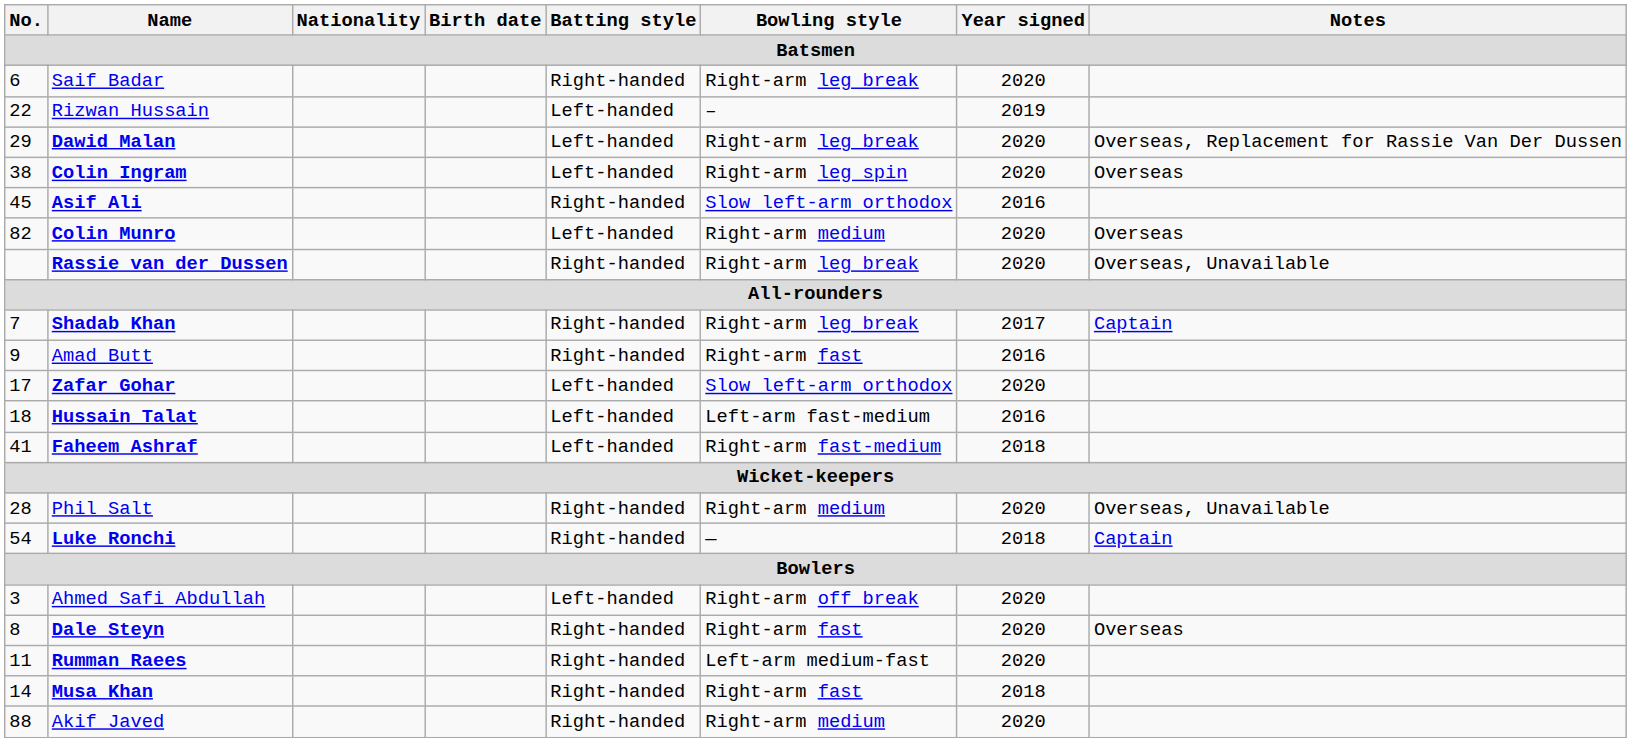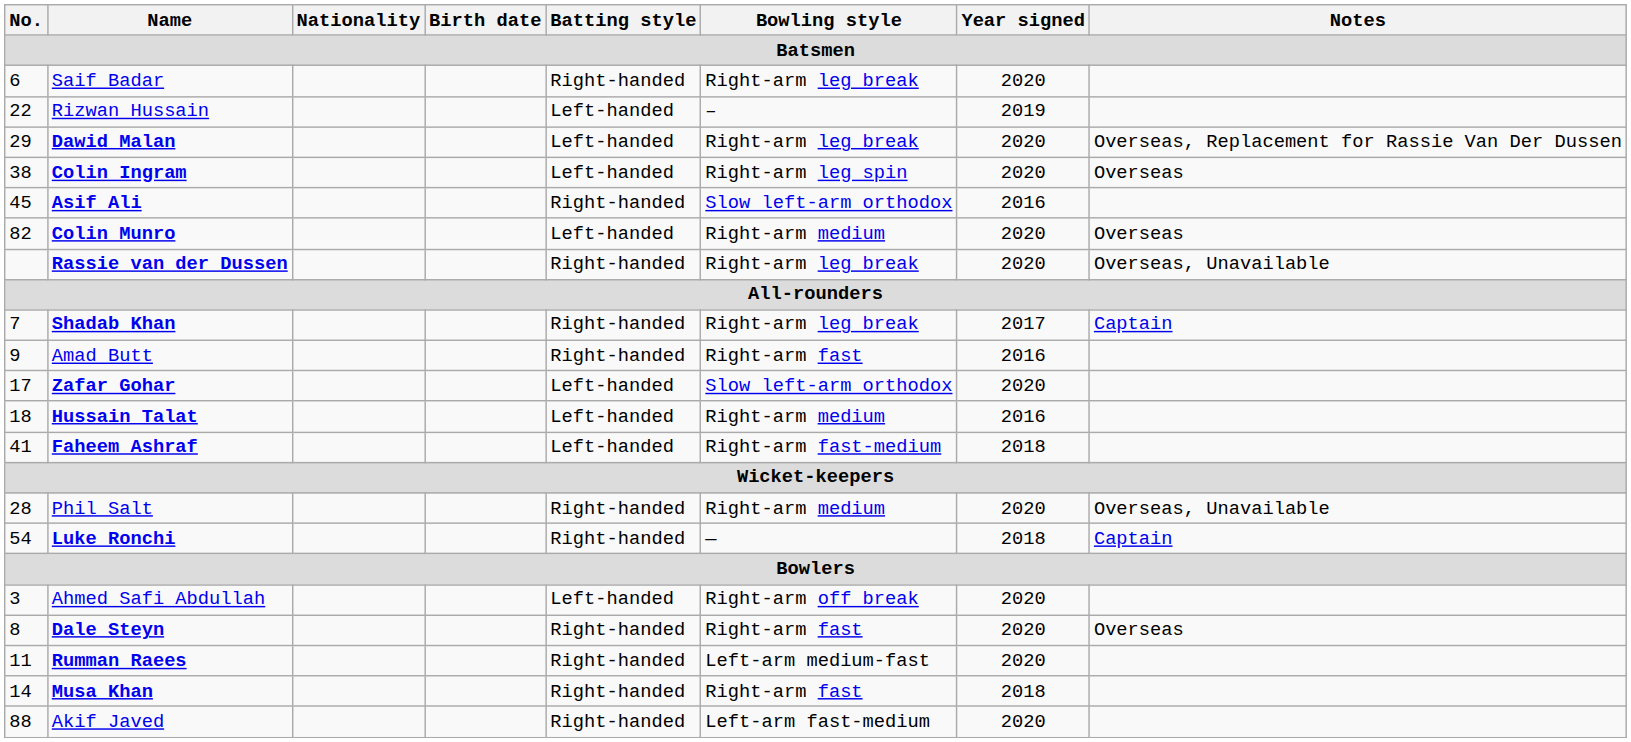(818, 417) Left-arm fast-medium -> (795, 417) Right-arm medium
(795, 722) Right-arm medium -> (818, 722) Left-arm fast-medium
